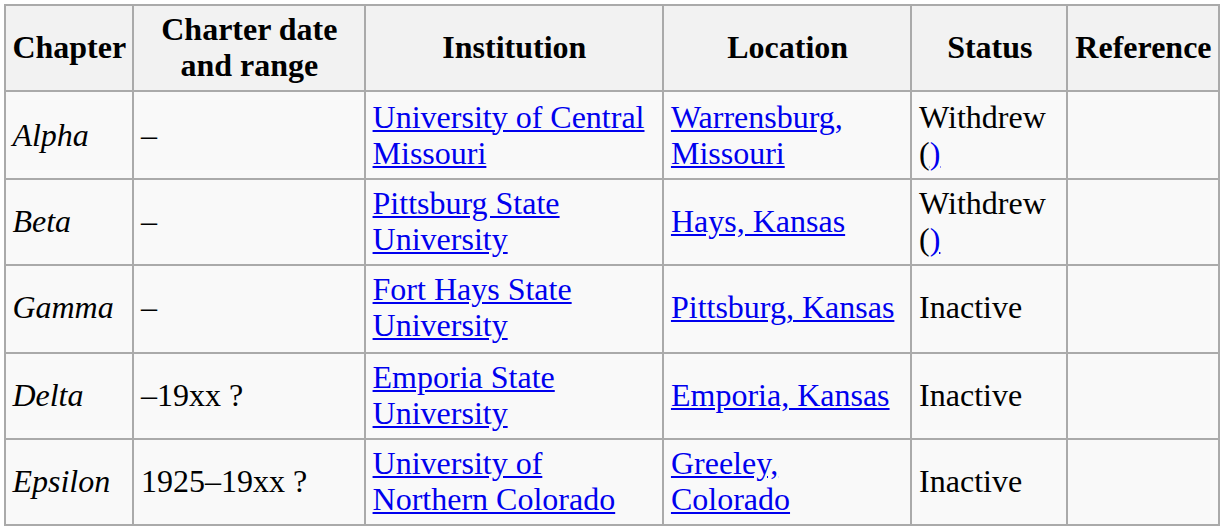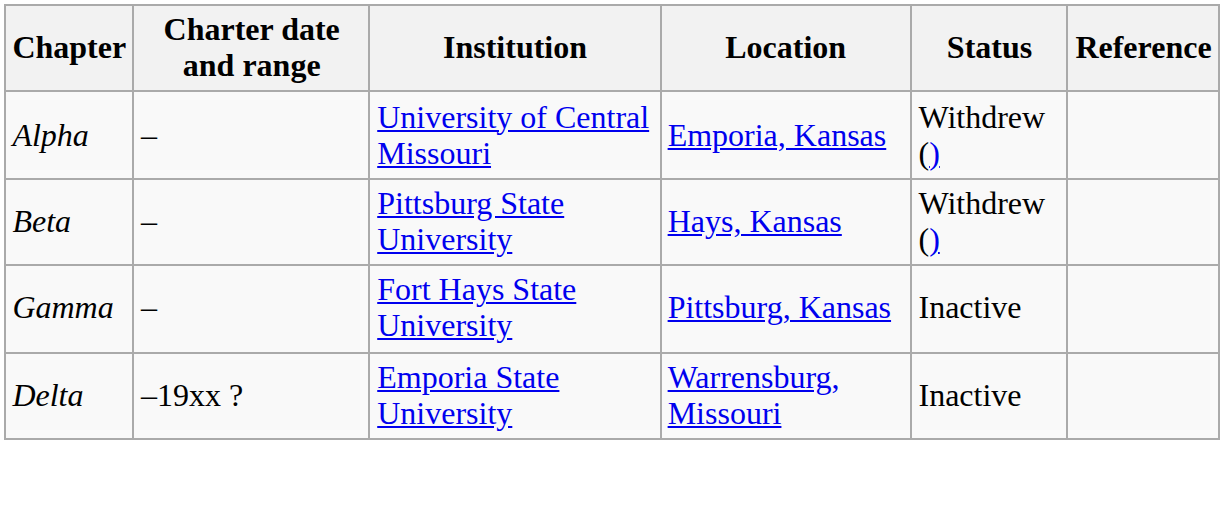(757, 134) Warrensburg, Missouri -> (777, 134) Emporia, Kansas
(780, 394) Emporia, Kansas -> (754, 394) Warrensburg, Missouri
- row: (61, 481)
